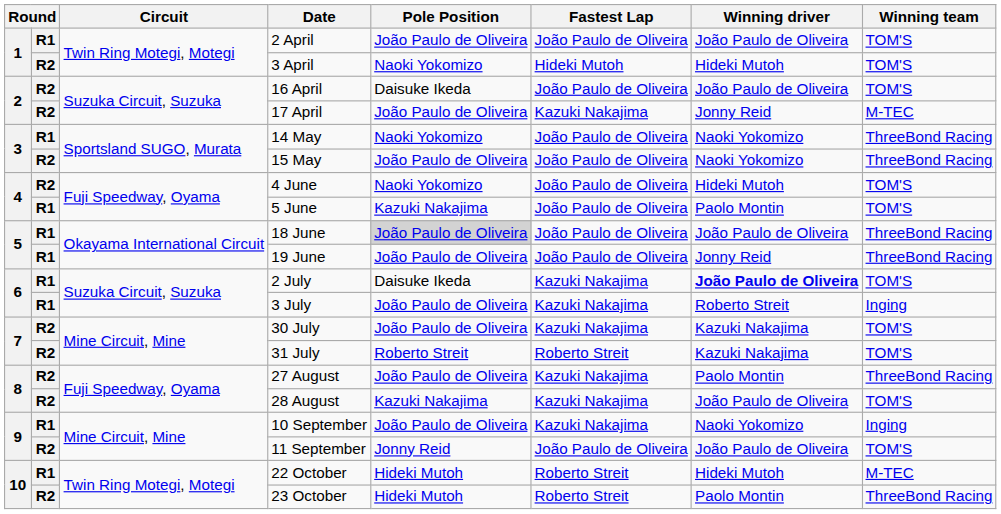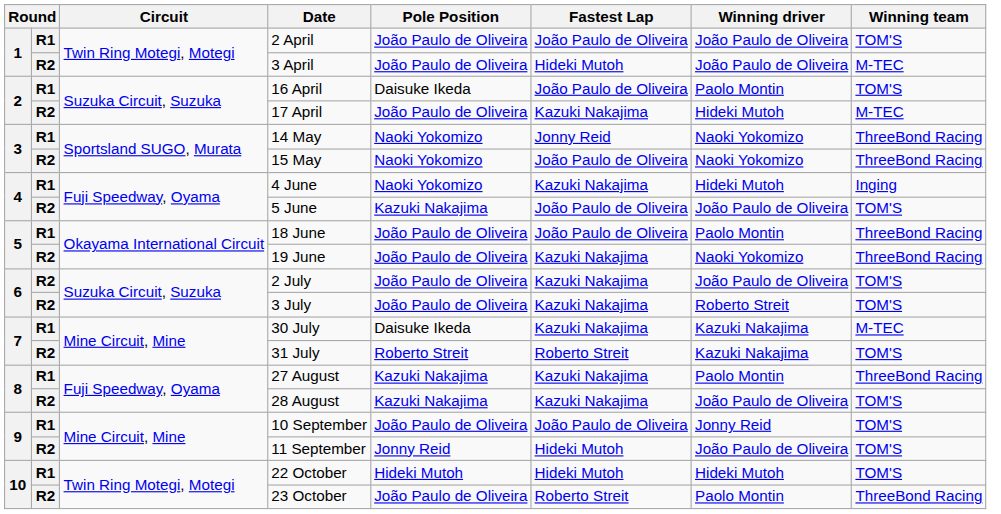(428, 64) Naoki Yokomizo -> (451, 64) João Paulo de Oliveira
(739, 64) Hideki Mutoh -> (772, 64) João Paulo de Oliveira
(889, 64) TOM'S -> (880, 64) M-TEC
(45, 88) R2 -> (45, 88) R1
(772, 88) João Paulo de Oliveira -> (739, 88) Paolo Montin
(733, 112) Jonny Reid -> (739, 112) Hideki Mutoh
(611, 136) João Paulo de Oliveira -> (573, 136) Jonny Reid
(451, 160) João Paulo de Oliveira -> (428, 160) Naoki Yokomizo
(45, 184) R2 -> (45, 184) R1
(611, 184) João Paulo de Oliveira -> (591, 184) Kazuki Nakajima
(889, 184) TOM'S -> (876, 184) Inging
(45, 208) R1 -> (45, 208) R2
(739, 208) Paolo Montin -> (772, 208) João Paulo de Oliveira
(451, 232) lightgrey background -> (451, 232) no background
(772, 232) João Paulo de Oliveira -> (739, 232) Paolo Montin
(45, 256) R1 -> (45, 256) R2
(611, 256) João Paulo de Oliveira -> (591, 256) Kazuki Nakajima
(733, 256) Jonny Reid -> (749, 256) Naoki Yokomizo
(45, 280) R1 -> (45, 280) R2
(422, 280) Daisuke Ikeda -> (451, 280) João Paulo de Oliveira
(777, 280) bold -> (772, 280) normal
(45, 304) R1 -> (45, 304) R2
(886, 304) Inging -> (879, 304) TOM'S
(45, 328) R2 -> (45, 328) R1
(451, 328) João Paulo de Oliveira -> (422, 328) Daisuke Ikeda
(889, 328) TOM'S -> (880, 328) M-TEC
(45, 376) R2 -> (45, 376) R1
(451, 376) João Paulo de Oliveira -> (431, 376) Kazuki Nakajima
(591, 424) Kazuki Nakajima -> (611, 424) João Paulo de Oliveira
(749, 424) Naoki Yokomizo -> (733, 424) Jonny Reid
(886, 424) Inging -> (879, 424) TOM'S
(611, 448) João Paulo de Oliveira -> (579, 448) Hideki Mutoh
(582, 472) Roberto Streit -> (579, 472) Hideki Mutoh
(890, 472) M-TEC -> (879, 472) TOM'S
(419, 496) Hideki Mutoh -> (451, 496) João Paulo de Oliveira
